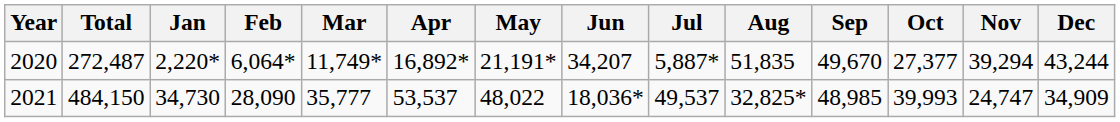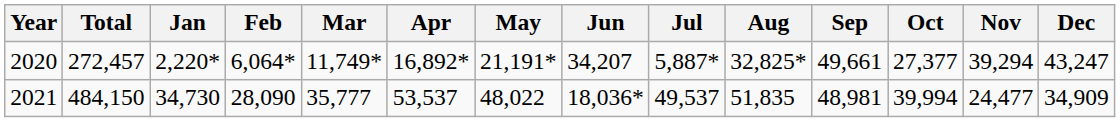(106, 60) 272,487 -> (106, 60) 272,457
(762, 60) 51,835 -> (768, 60) 32,825*
(850, 60) 49,670 -> (850, 60) 49,661
(1076, 60) 43,244 -> (1076, 60) 43,247
(768, 97) 32,825* -> (762, 97) 51,835
(850, 97) 48,985 -> (850, 97) 48,981
(925, 97) 39,993 -> (925, 97) 39,994
(1001, 97) 24,747 -> (1001, 97) 24,477
